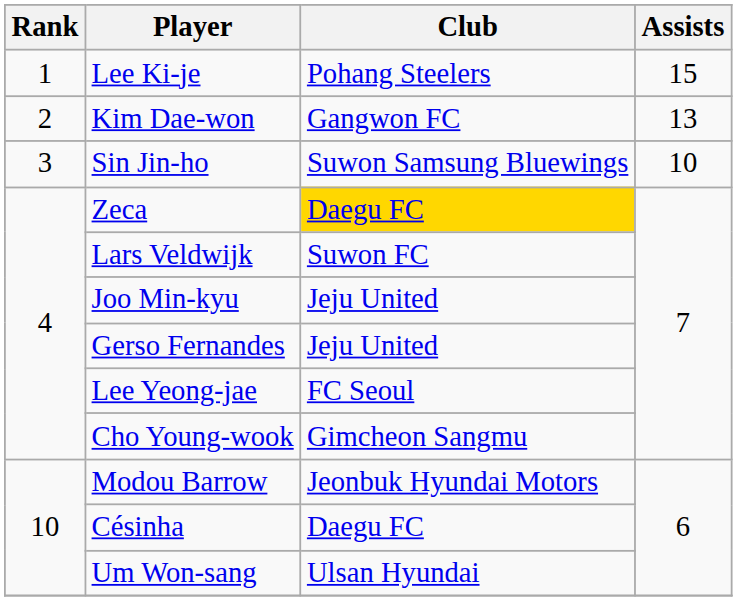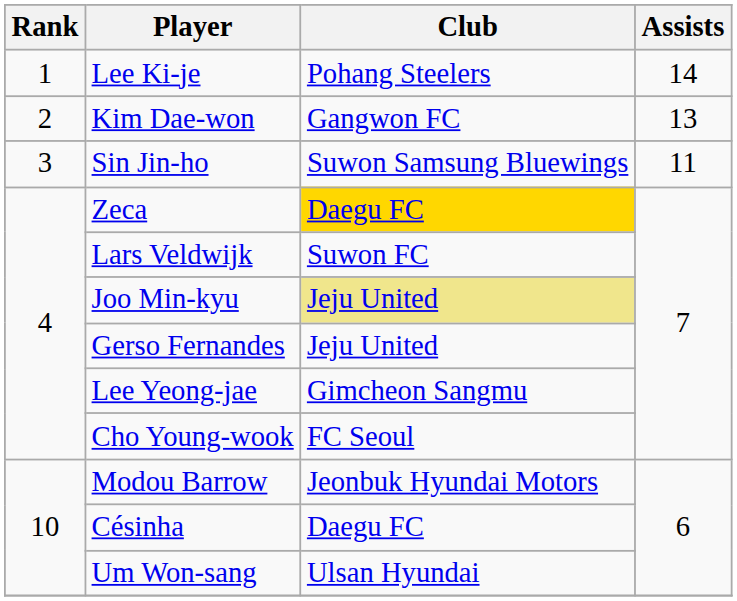(683, 72) 15 -> (683, 72) 14
(683, 163) 10 -> (683, 163) 11
(373, 299) no background -> (373, 299) khaki background
(361, 390) FC Seoul -> (417, 390) Gimcheon Sangmu
(417, 436) Gimcheon Sangmu -> (361, 436) FC Seoul
